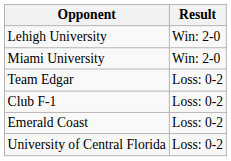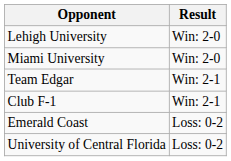(198, 79) Loss: 0-2 -> (196, 79) Win: 2-1
(198, 101) Loss: 0-2 -> (196, 101) Win: 2-1
